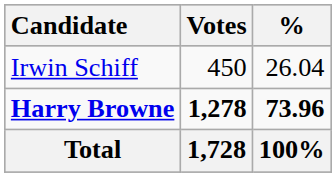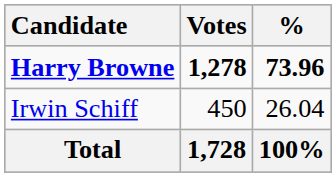rows swapped: (93, 108) <-> (74, 66)
